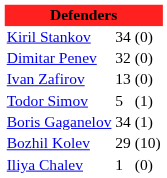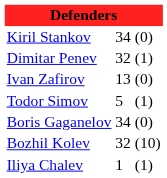(144, 58) (0) -> (144, 58) (1)
(144, 122) (1) -> (144, 122) (0)
(123, 143) 29 -> (123, 143) 32
(144, 164) (0) -> (144, 164) (1)
